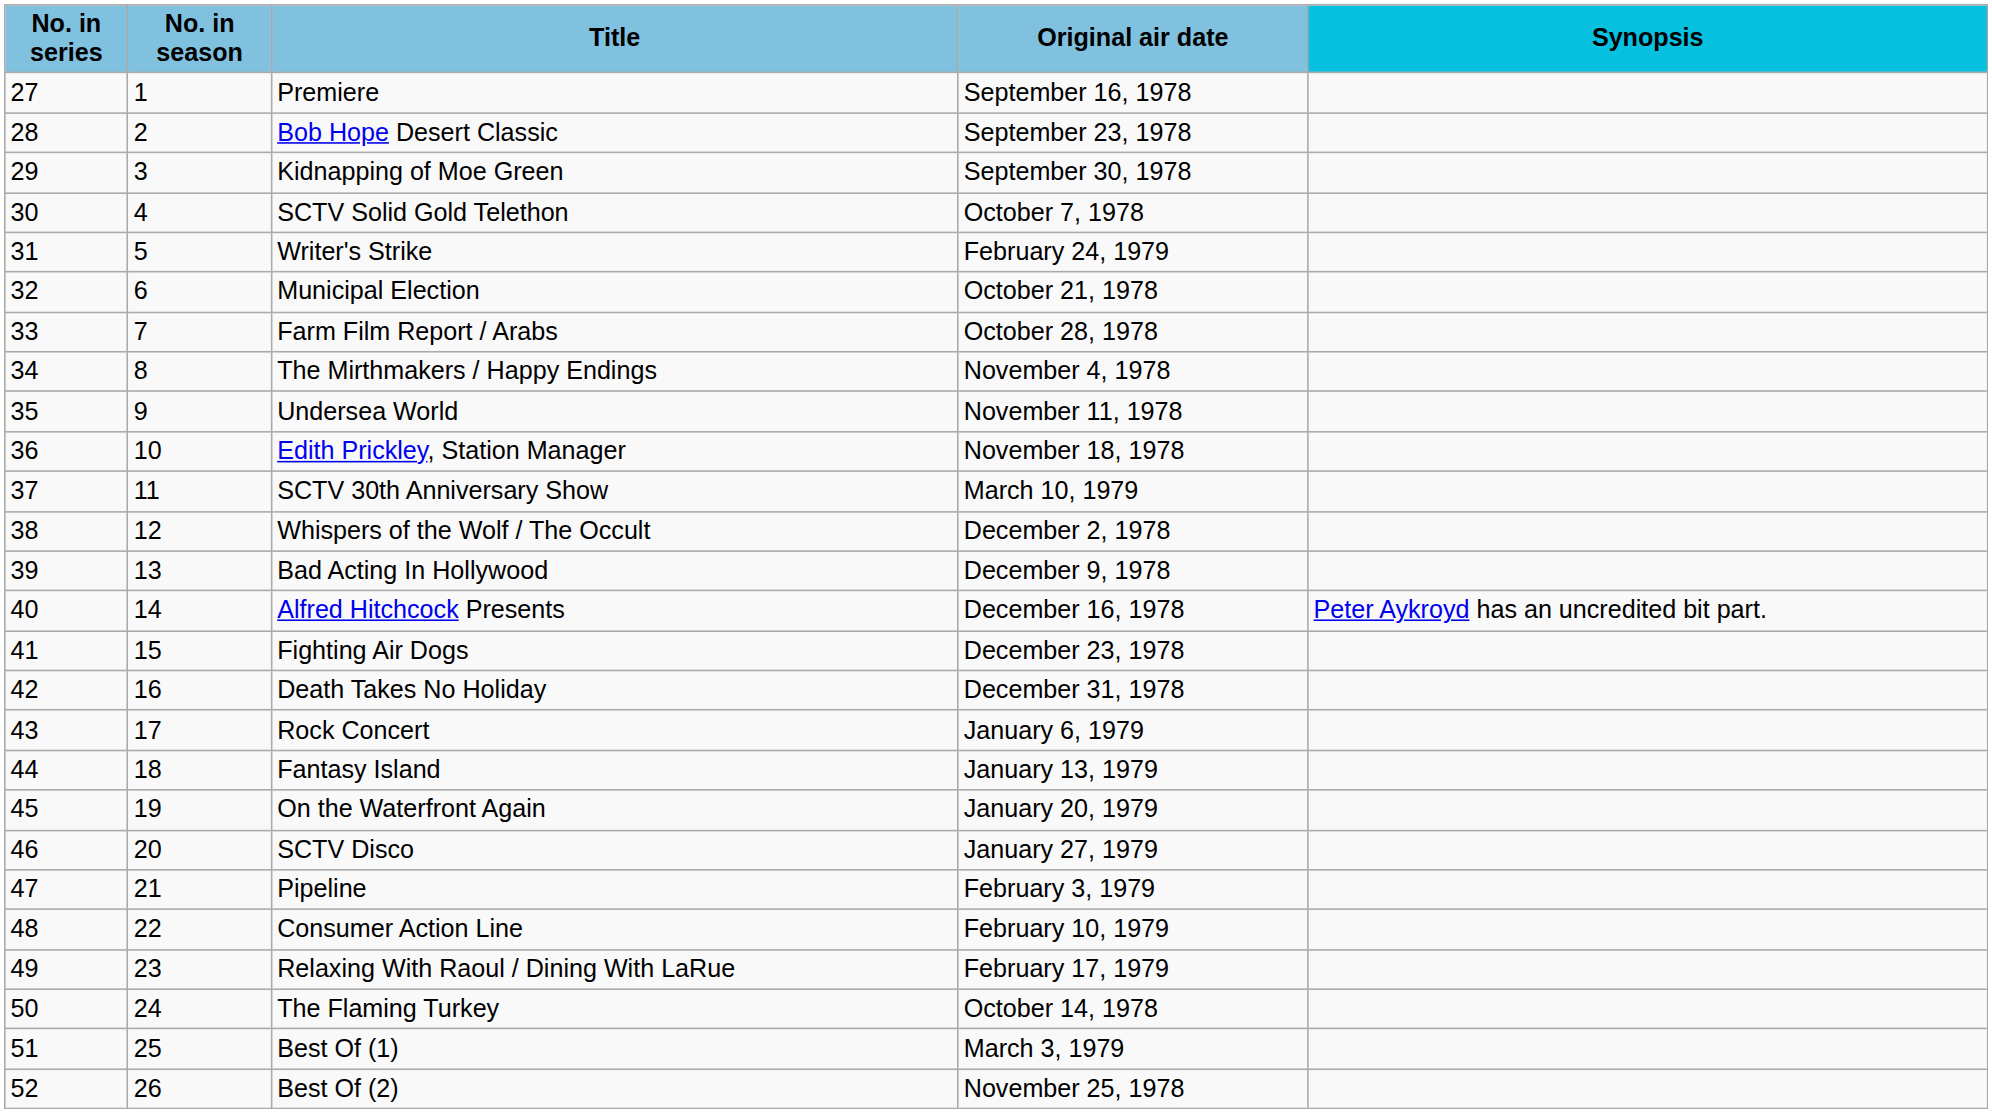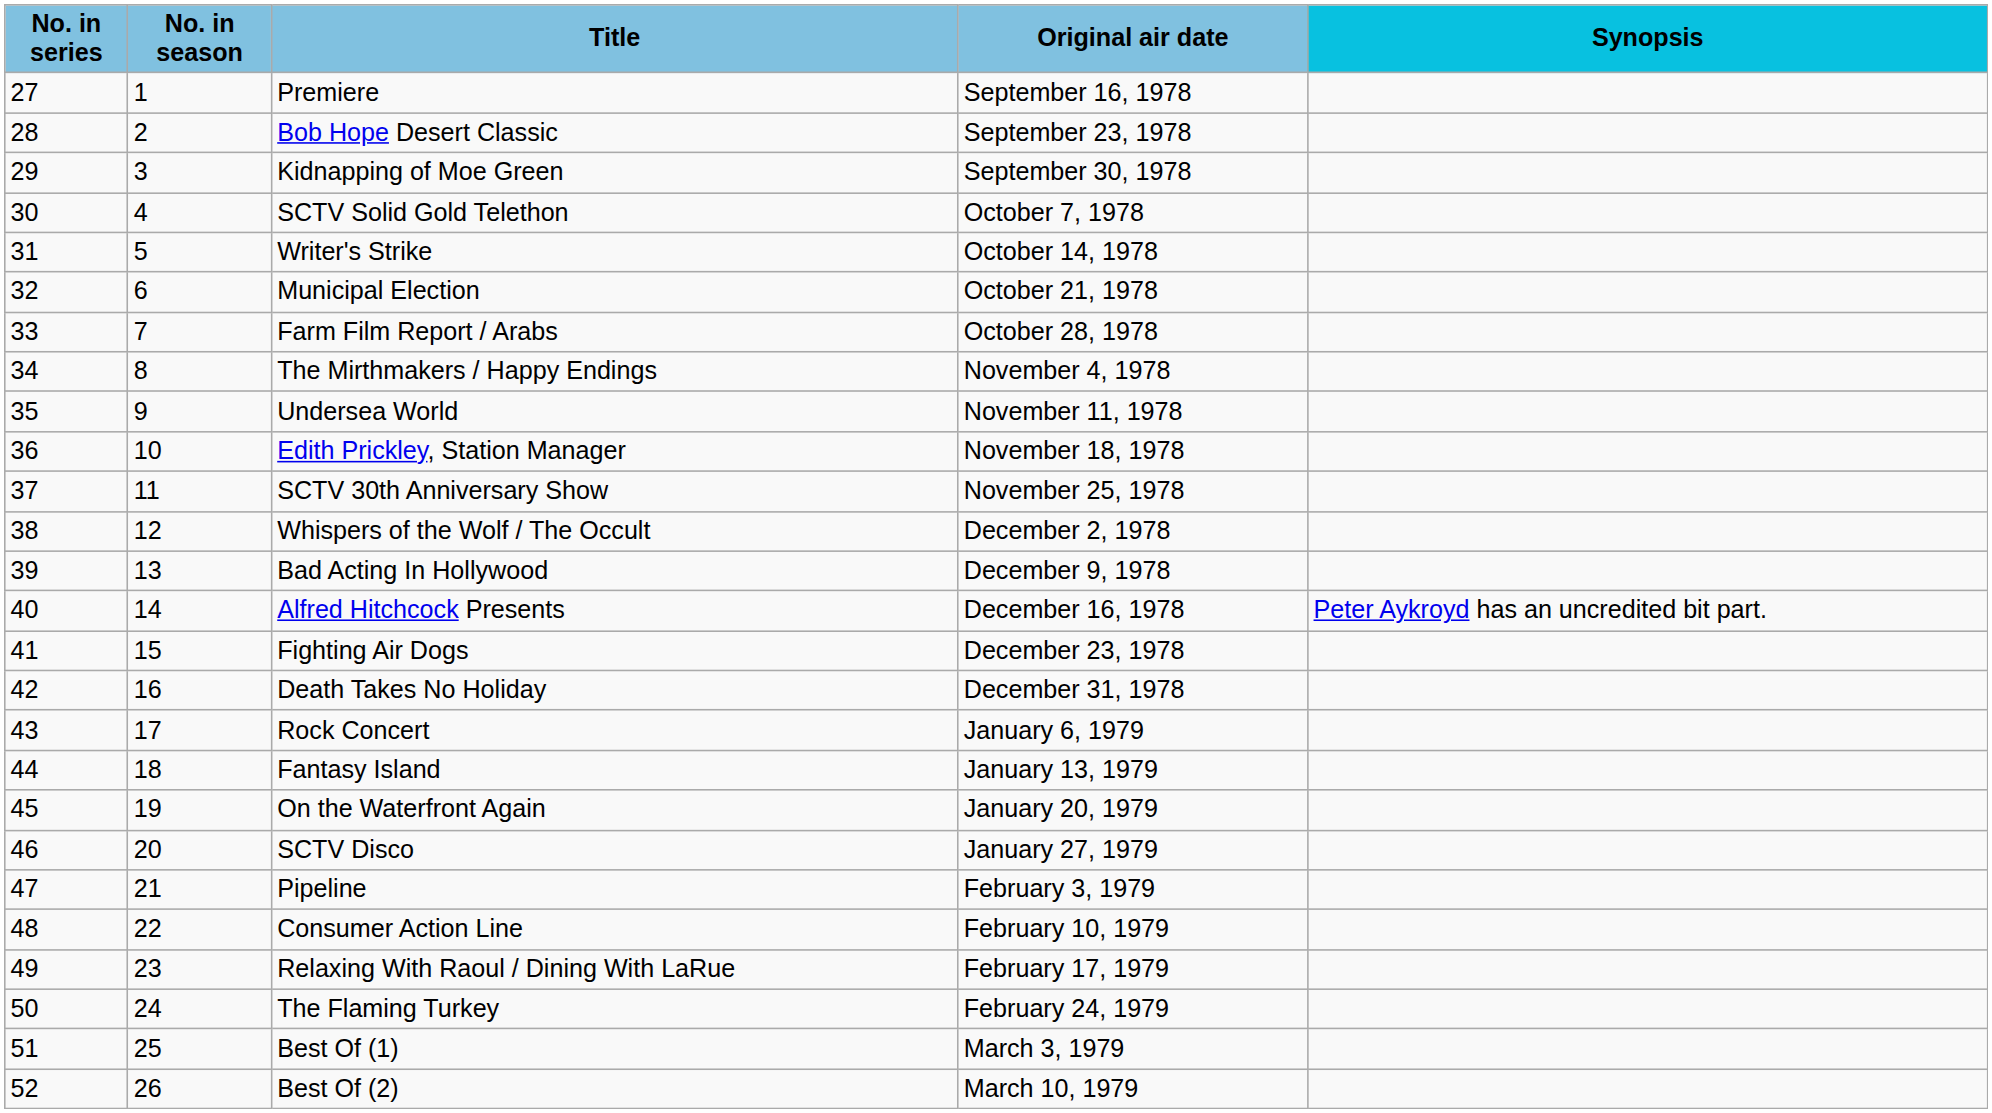(1066, 251) February 24, 1979 -> (1061, 251) October 14, 1978
(1051, 490) March 10, 1979 -> (1074, 490) November 25, 1978
(1061, 1008) October 14, 1978 -> (1066, 1008) February 24, 1979
(1074, 1088) November 25, 1978 -> (1051, 1088) March 10, 1979
